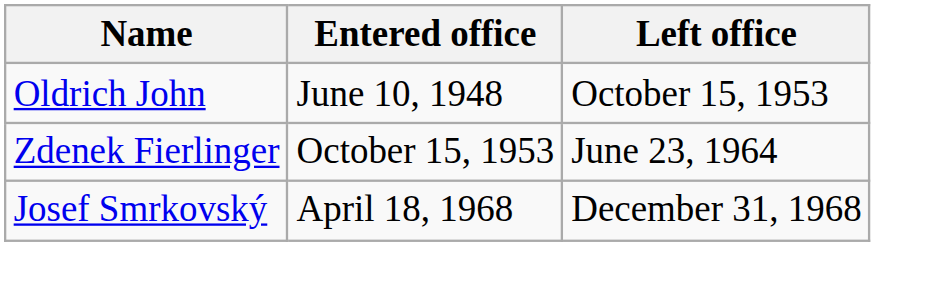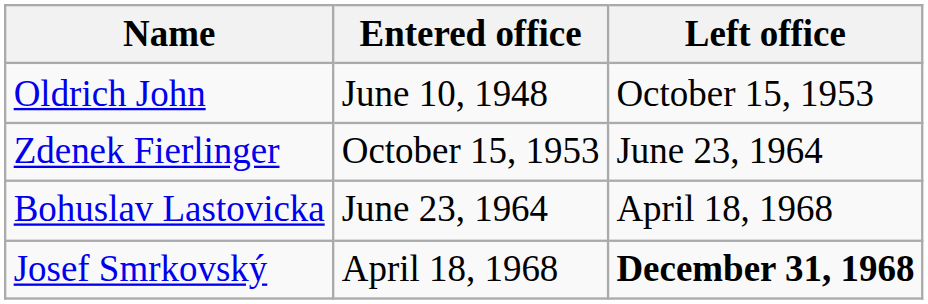+ row: (169, 209)
(716, 209) normal -> (765, 268) bold
